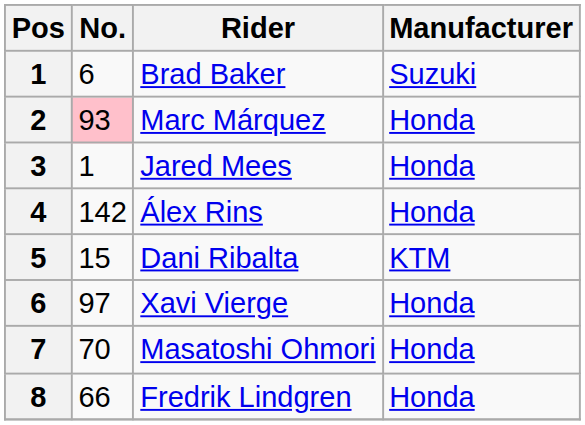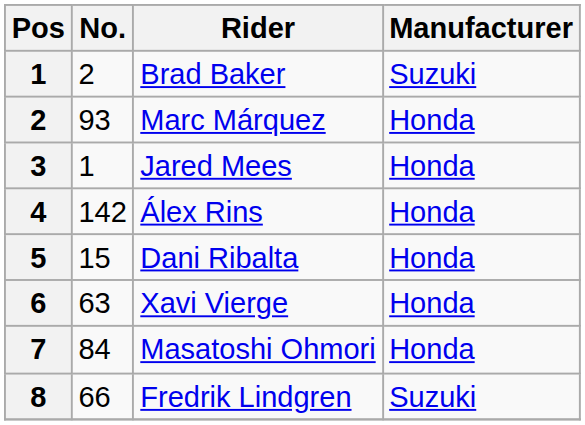(86, 74) 6 -> (86, 74) 2
(95, 120) pink background -> (95, 120) no background
(420, 258) KTM -> (432, 258) Honda
(95, 304) 97 -> (95, 304) 63
(95, 350) 70 -> (95, 350) 84
(432, 396) Honda -> (433, 396) Suzuki
